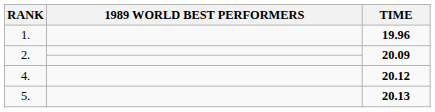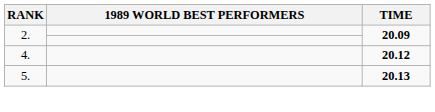- row: (26, 35)
